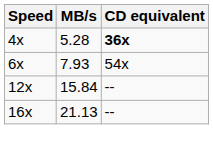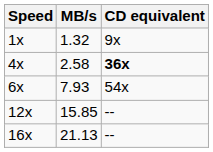+ row: (16, 40)
(75, 40) 5.28 -> (75, 64) 2.58
(79, 87) 15.84 -> (79, 111) 15.85
